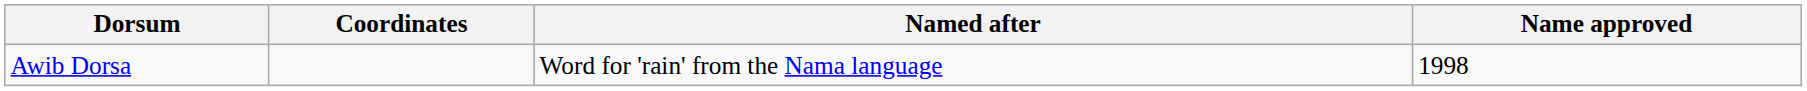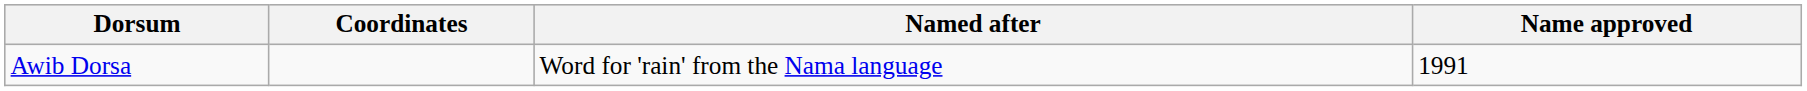(1443, 64) 1998 -> (1443, 64) 1991
